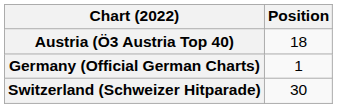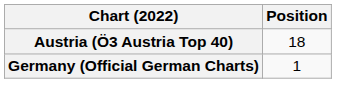- row: (134, 90)
